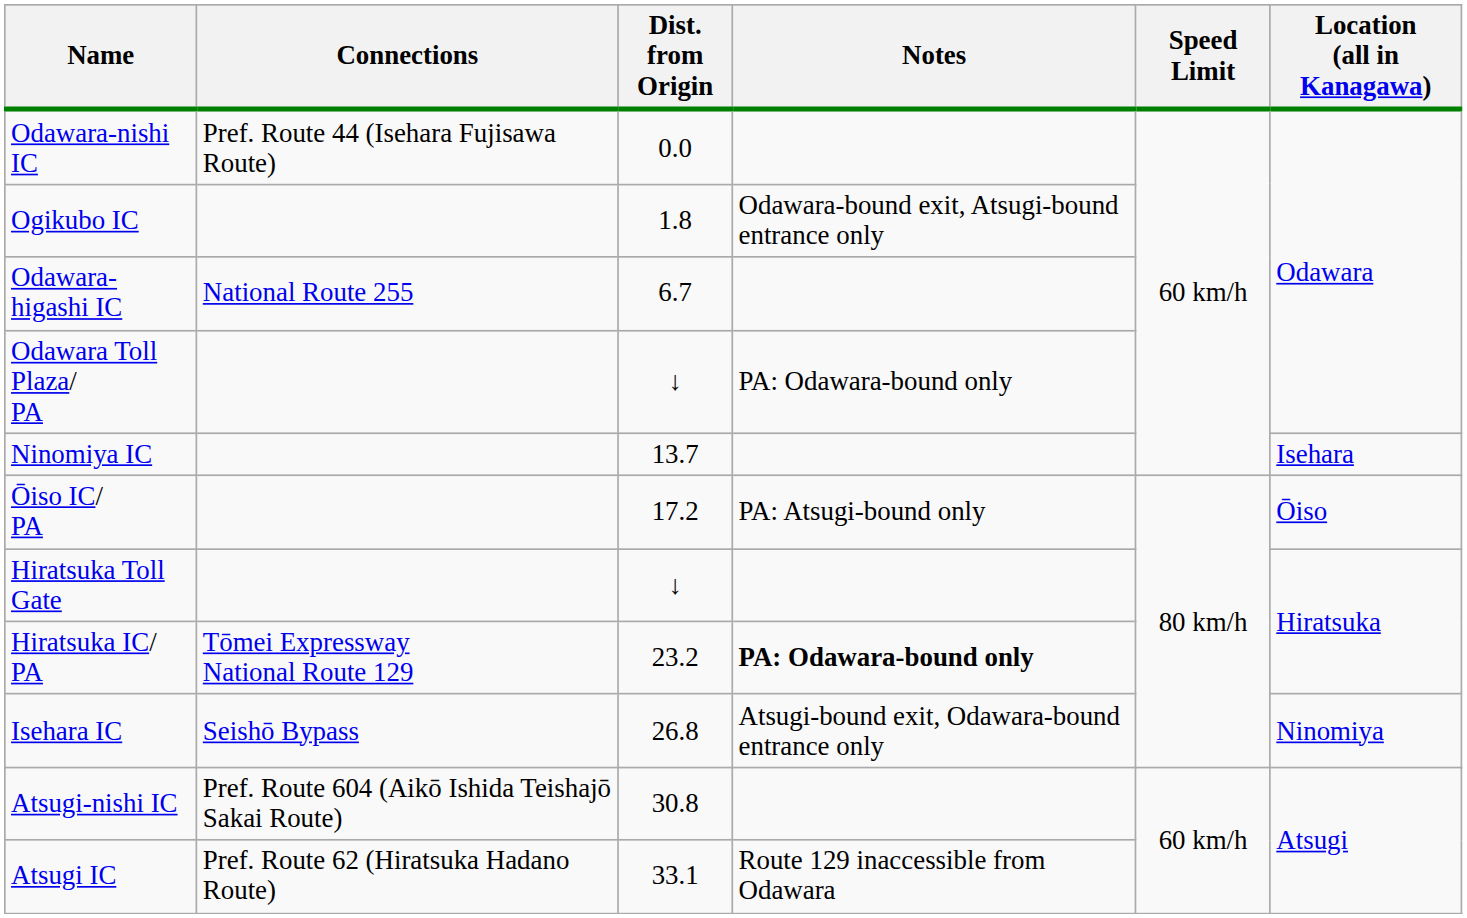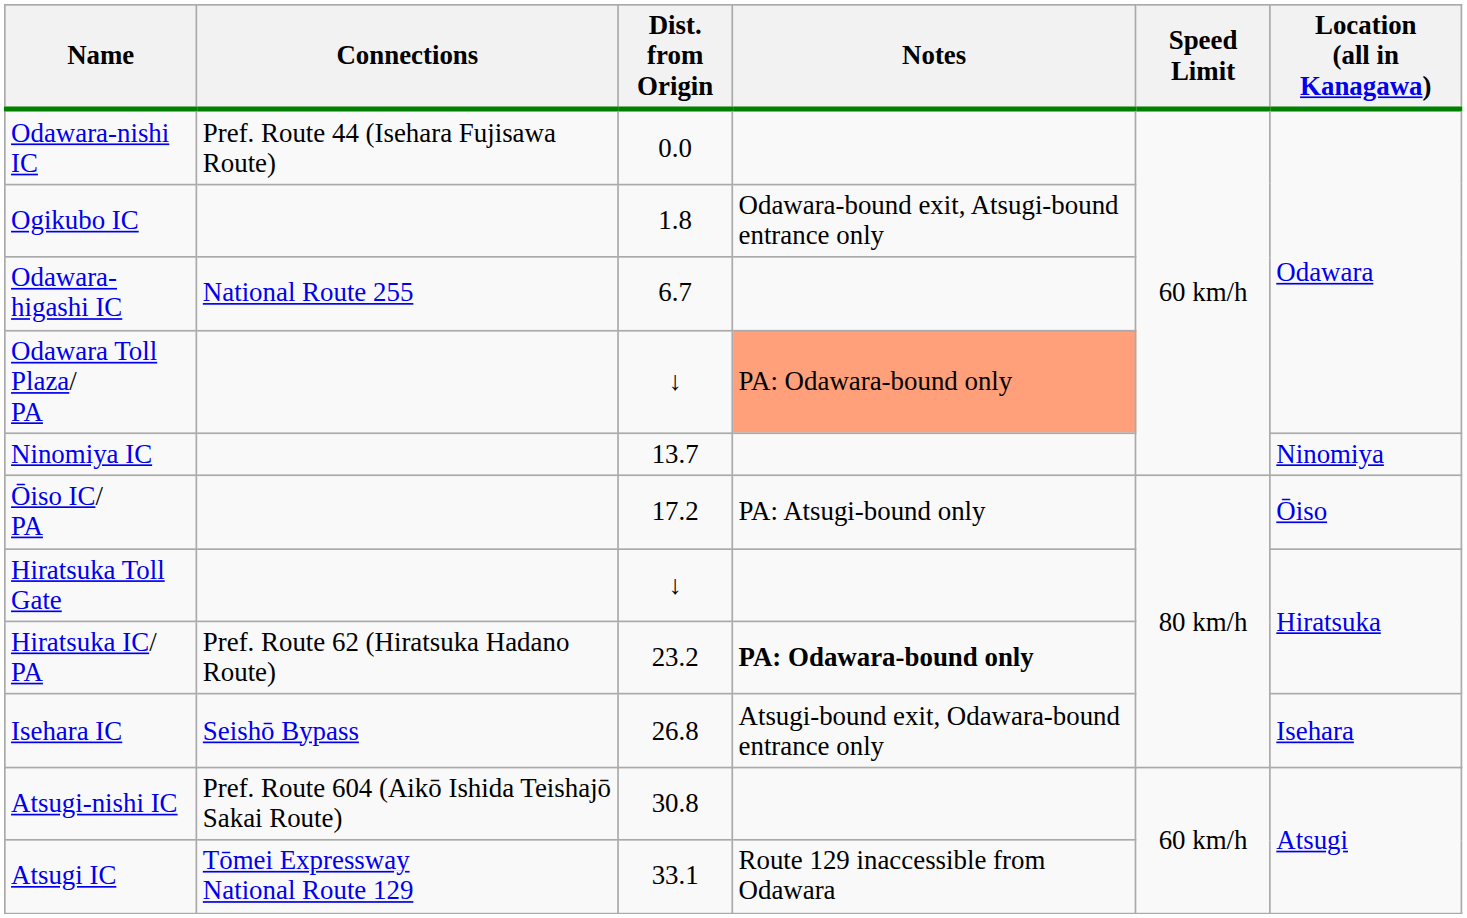(875, 381) no background -> (875, 381) lightsalmon background
(1315, 454) Isehara -> (1330, 454) Ninomiya
(308, 657) Tōmei Expressway National Route 129 -> (386, 657) Pref. Route 62 (Hiratsuka Hadano Route)
(1330, 730) Ninomiya -> (1315, 730) Isehara
(386, 876) Pref. Route 62 (Hiratsuka Hadano Route) -> (308, 876) Tōmei Expressway National Route 129
